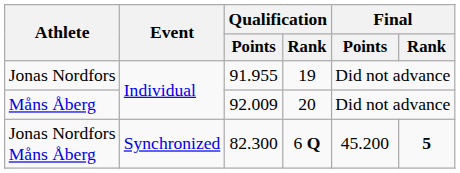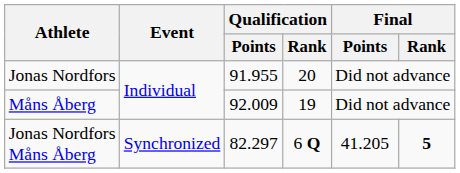(307, 75) 19 -> (307, 75) 20
(307, 104) 20 -> (307, 104) 19
(254, 144) 82.300 -> (254, 144) 82.297
(365, 144) 45.200 -> (365, 144) 41.205
